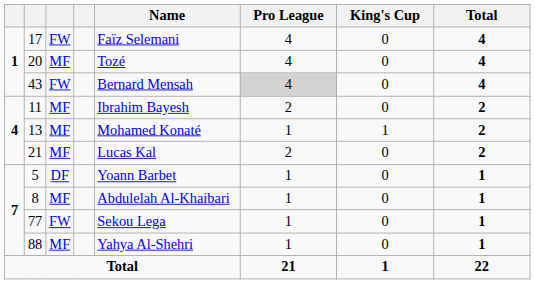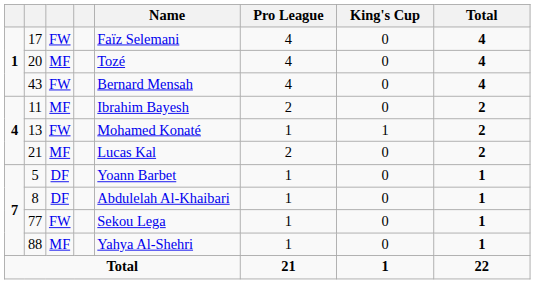(288, 84) lightgrey background -> (288, 84) no background
(60, 130) MF -> (60, 130) FW
(60, 198) MF -> (60, 198) DF
